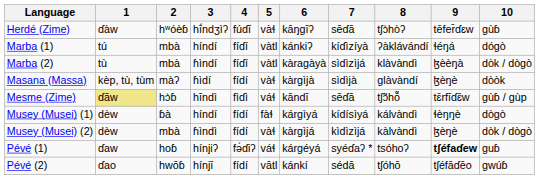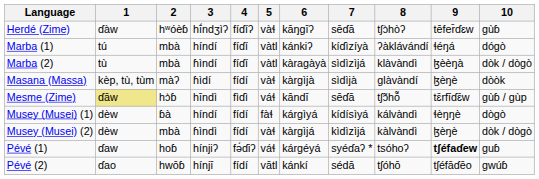(242, 30) fúɗī -> (243, 30) fíɗíʔ
